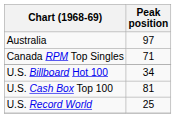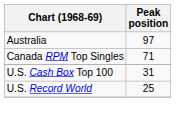- row: (57, 72)
(148, 89) 81 -> (148, 72) 31
